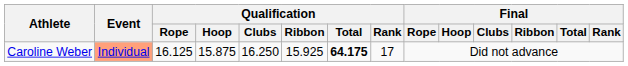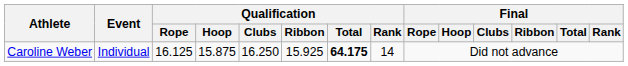(124, 52) lightsalmon background -> (124, 52) no background
(387, 52) 17 -> (387, 52) 14
